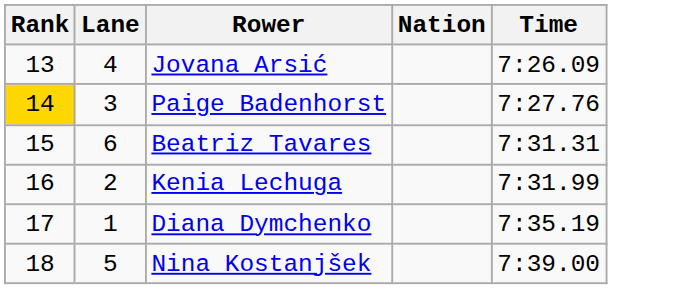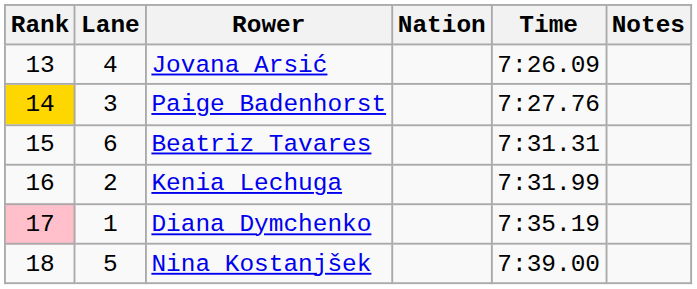+ column: (648, 25)
(40, 224) no background -> (40, 224) pink background
